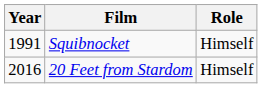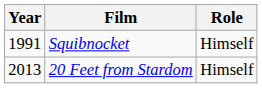(25, 69) 2016 -> (25, 69) 2013
